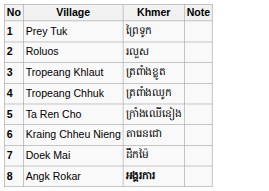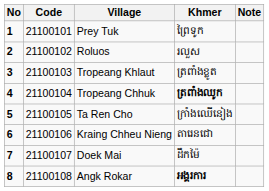+ column: (49, 12)
(149, 93) normal -> (200, 93) bold
